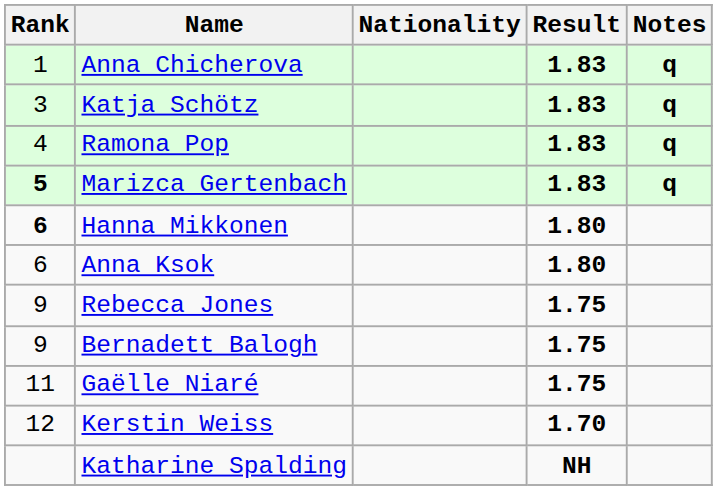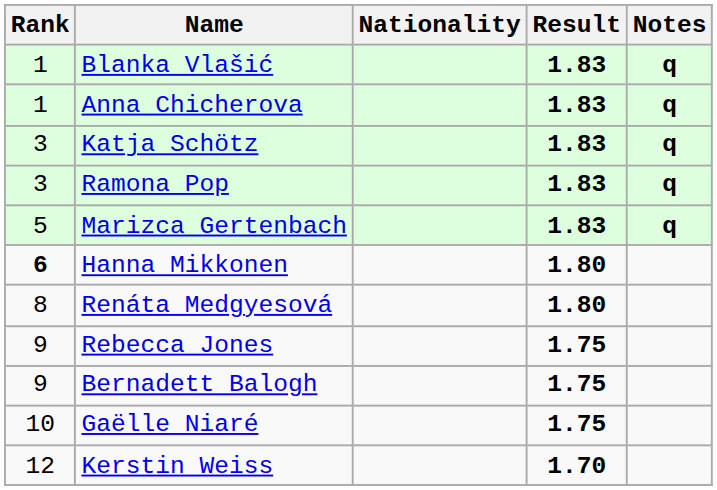+ row: (177, 65)
(40, 145) 4 -> (40, 185) 3
(40, 185) bold -> (40, 225) normal
- row: (148, 265)
+ row: (207, 305)
(40, 385) 11 -> (40, 425) 10
- row: (214, 465)
